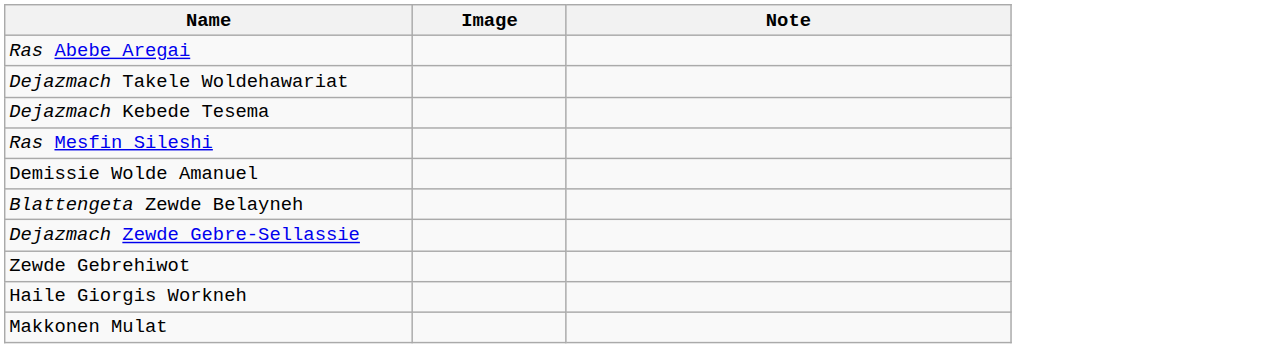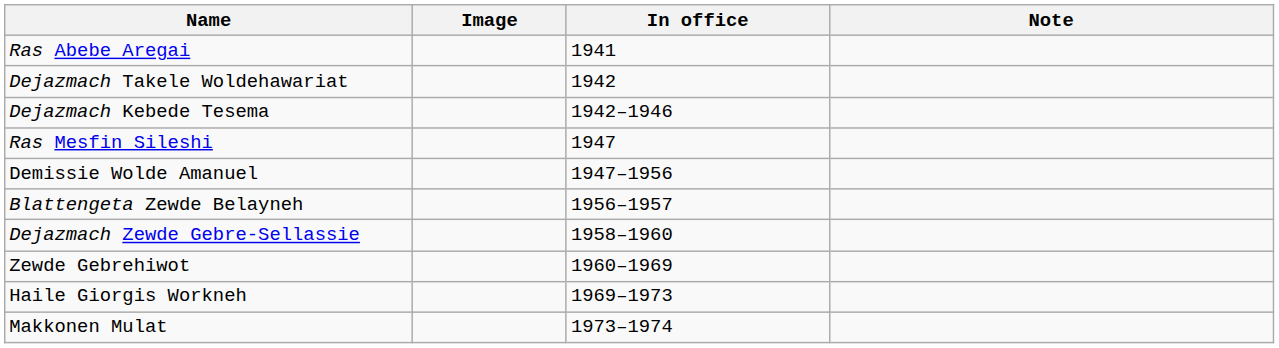+ column: (698, 20)
